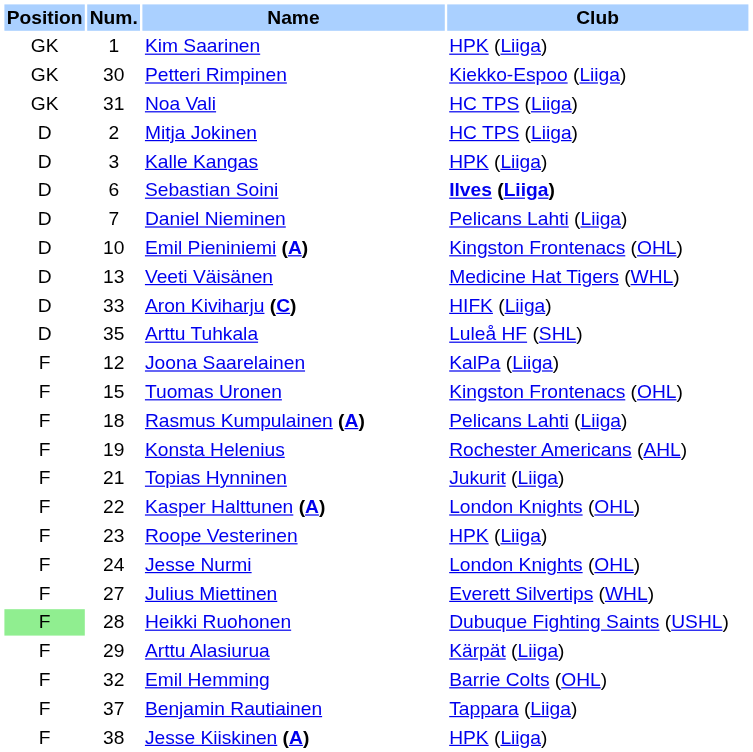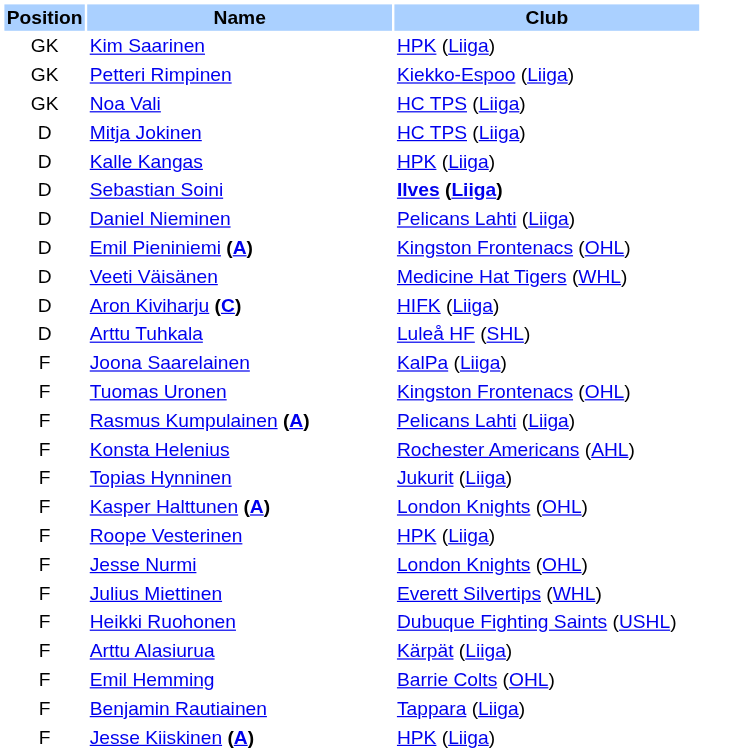- column: (114, 17)
(45, 622) lightgreen background -> (45, 622) no background
